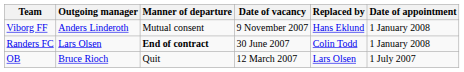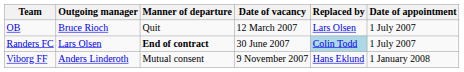rows swapped: (13, 59) <-> (27, 28)
(335, 43) no background -> (335, 43) lightblue background
(400, 43) 1 January 2008 -> (393, 43) 1 July 2007
